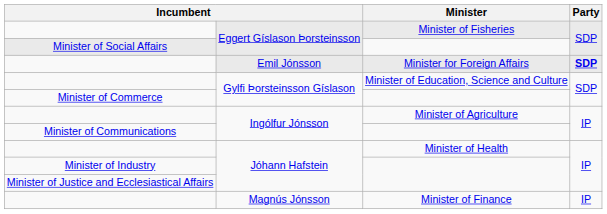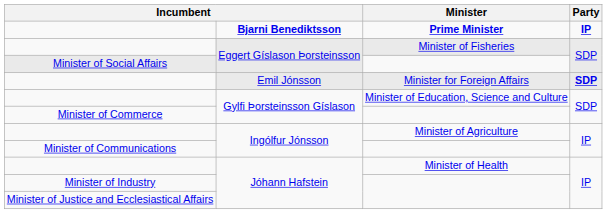+ row: (110, 30)
- row: (110, 200)
